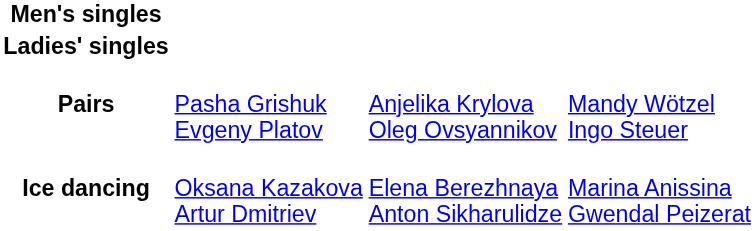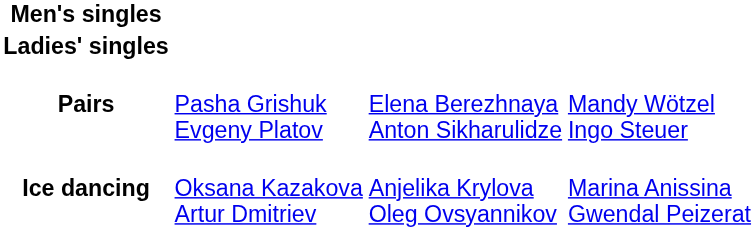(463, 117) Anjelika Krylova Oleg Ovsyannikov -> (465, 117) Elena Berezhnaya Anton Sikharulidze
(465, 201) Elena Berezhnaya Anton Sikharulidze -> (463, 201) Anjelika Krylova Oleg Ovsyannikov
